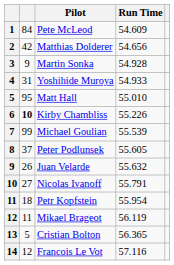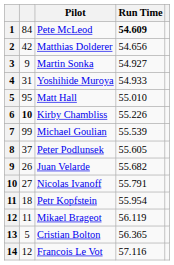(133, 30) normal -> (133, 30) bold
(133, 64) 54.928 -> (133, 64) 54.927
(133, 166) 55.632 -> (133, 166) 55.682
